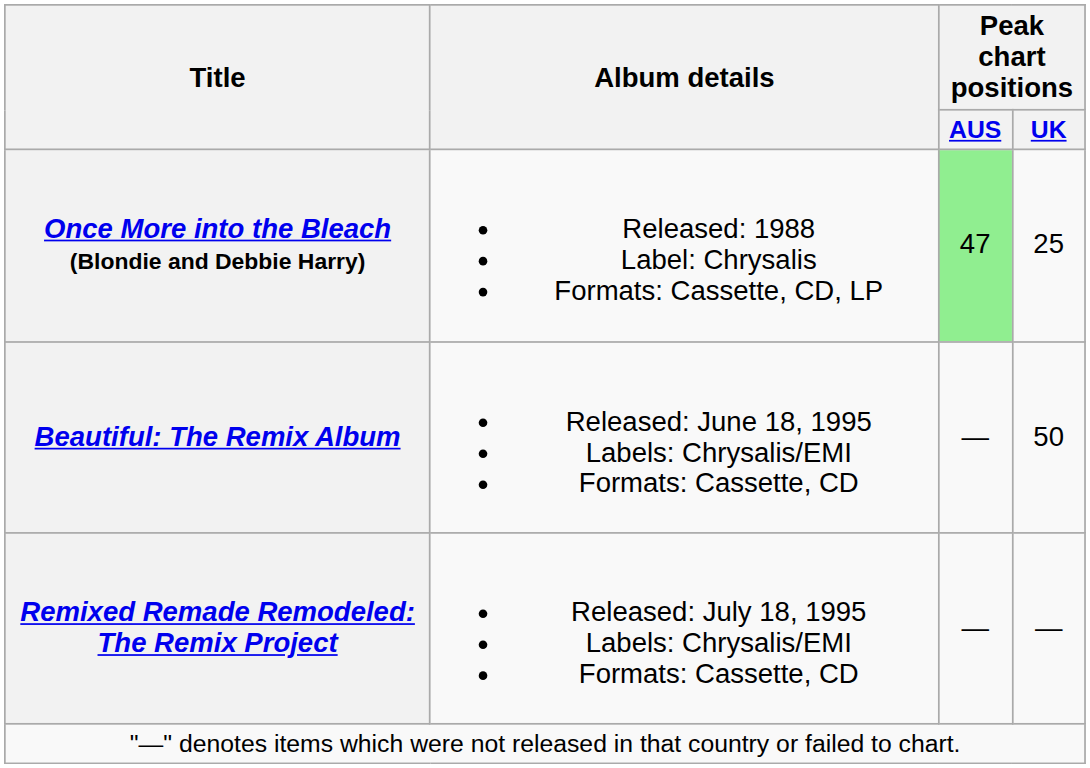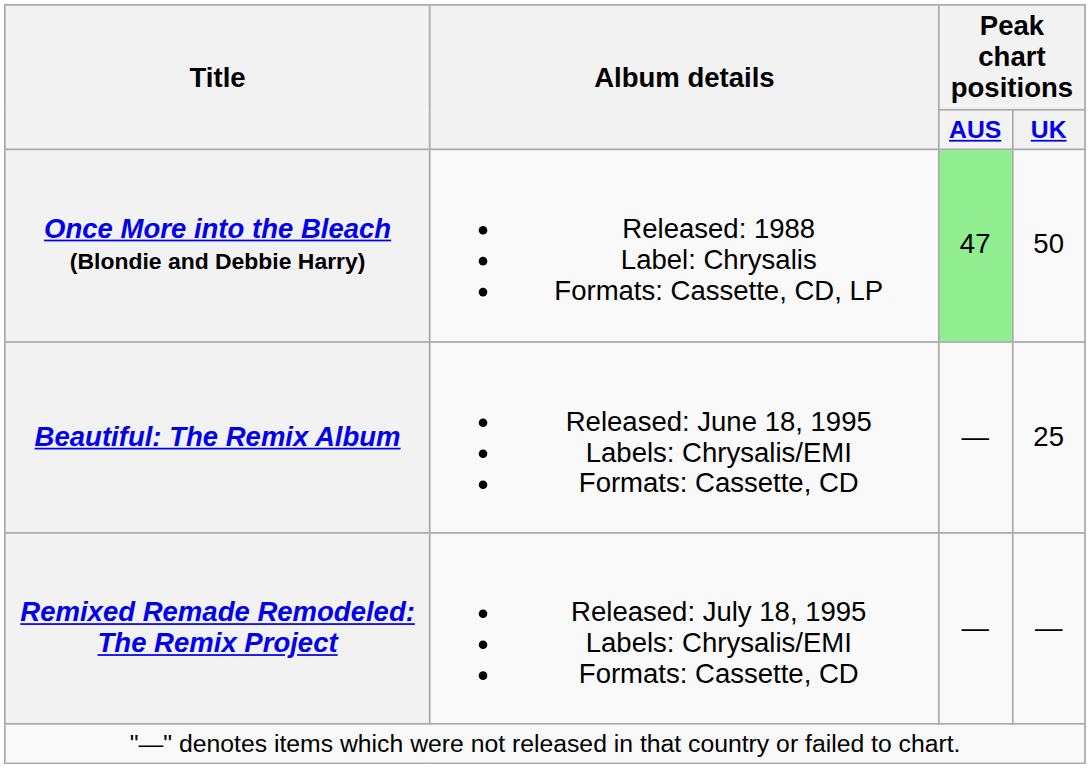(1049, 244) 25 -> (1049, 244) 50
(1049, 436) 50 -> (1049, 436) 25
